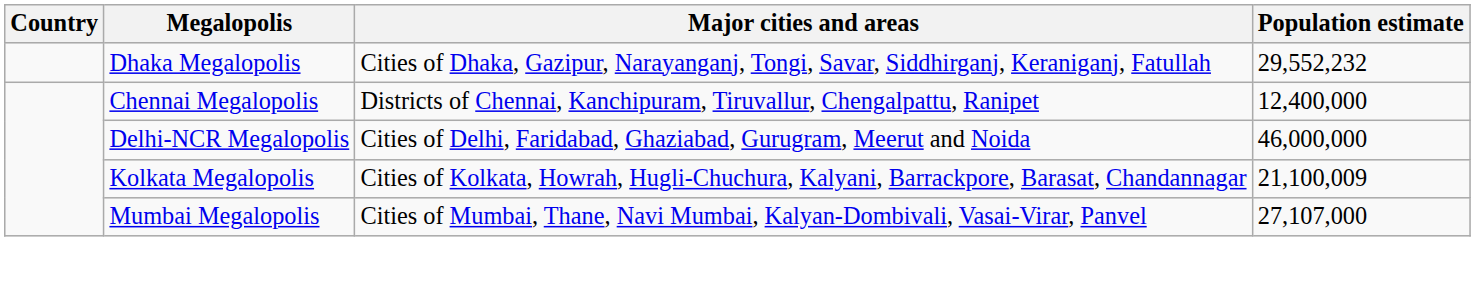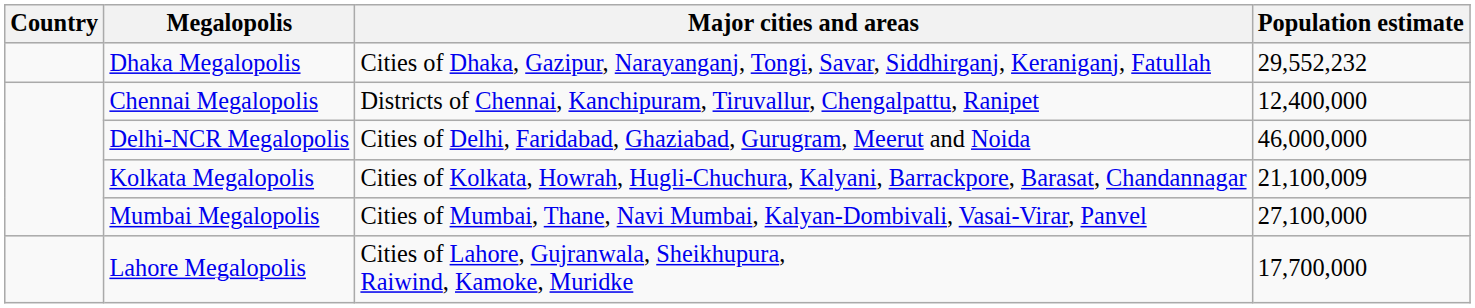(1312, 216) 27,107,000 -> (1312, 216) 27,100,000
+ row: (208, 268)
